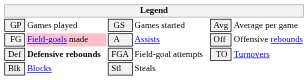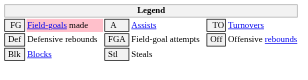- row: (15, 25)
(220, 40) Off -> (216, 25) TO
(268, 40) Offensive rebounds -> (246, 25) Turnovers
(64, 54) bold -> (62, 40) normal
(219, 54) TO -> (216, 40) Off
(252, 54) Turnovers -> (263, 40) Offensive rebounds
